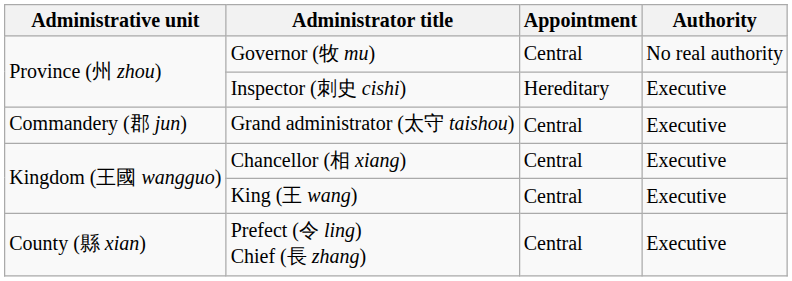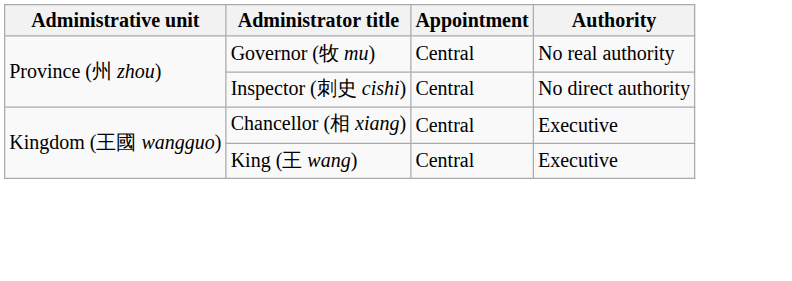(566, 89) Hereditary -> (445, 89) Central
(686, 89) Executive -> (614, 89) No direct authority
- row: (373, 124)
- row: (298, 243)
